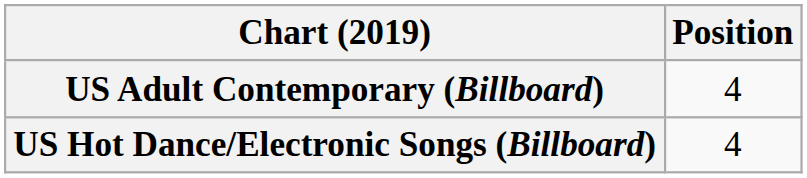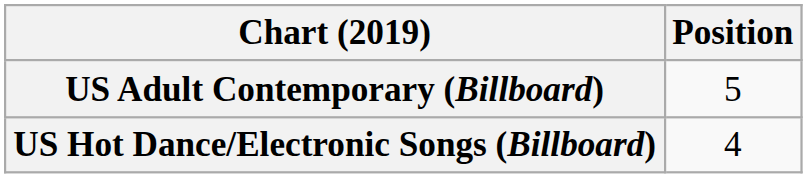(733, 88) 4 -> (733, 88) 5
